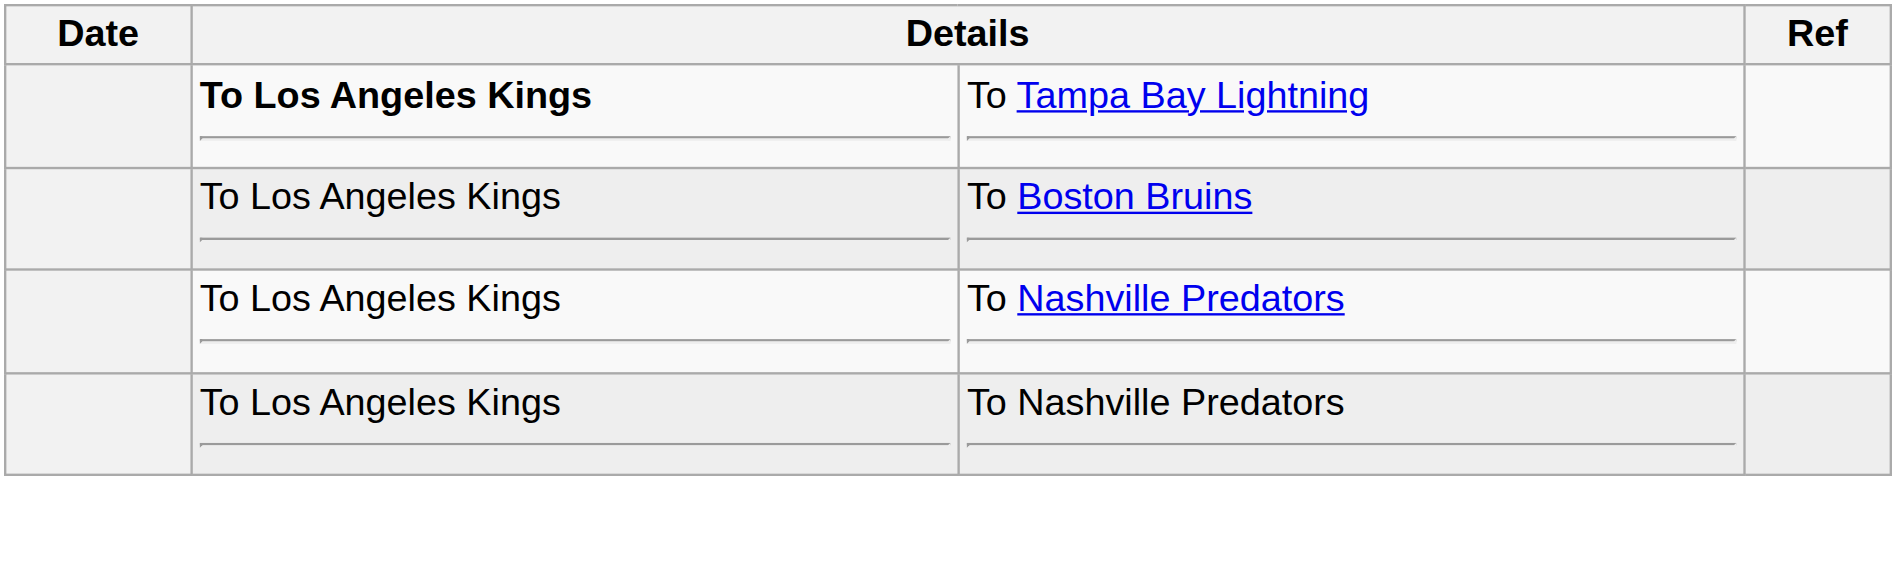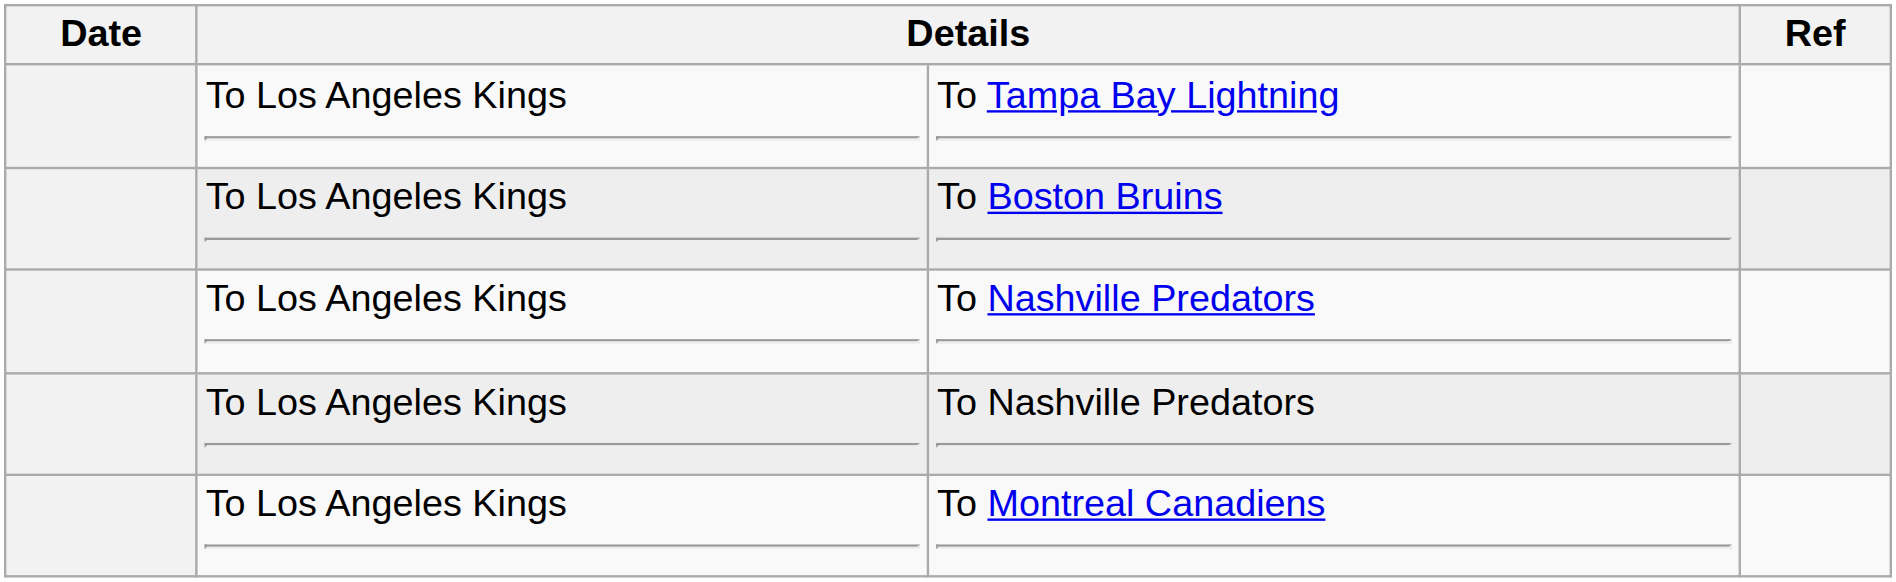(575, 107) bold -> (563, 107) normal
+ row: (101, 526)
